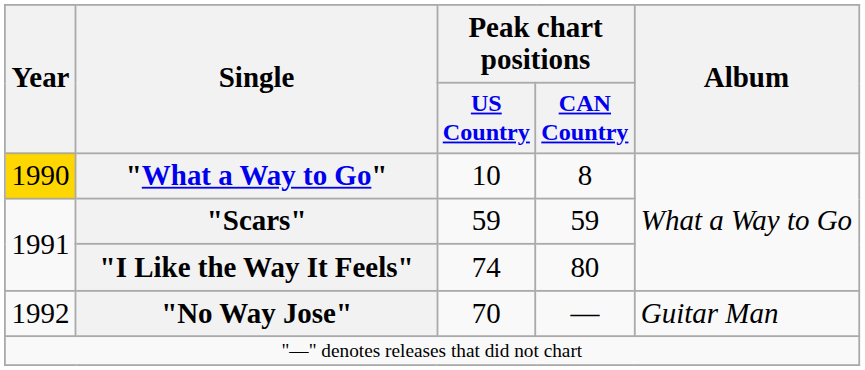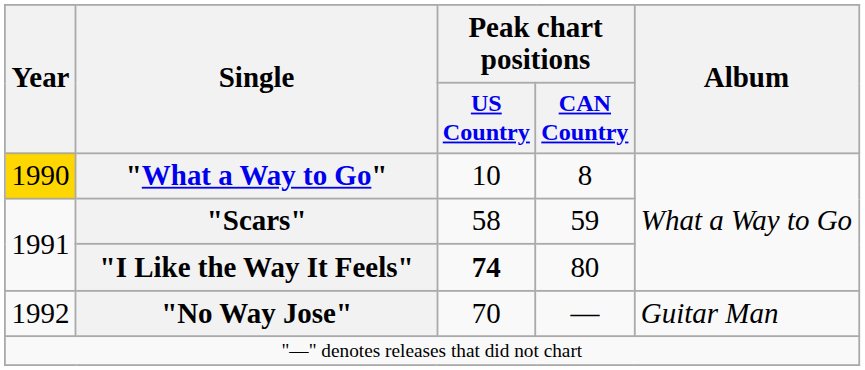(486, 221) 59 -> (486, 221) 58
(486, 267) normal -> (486, 267) bold
